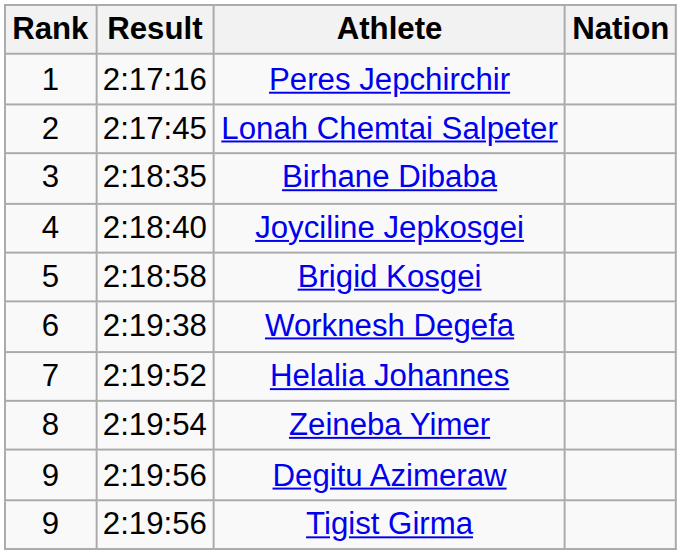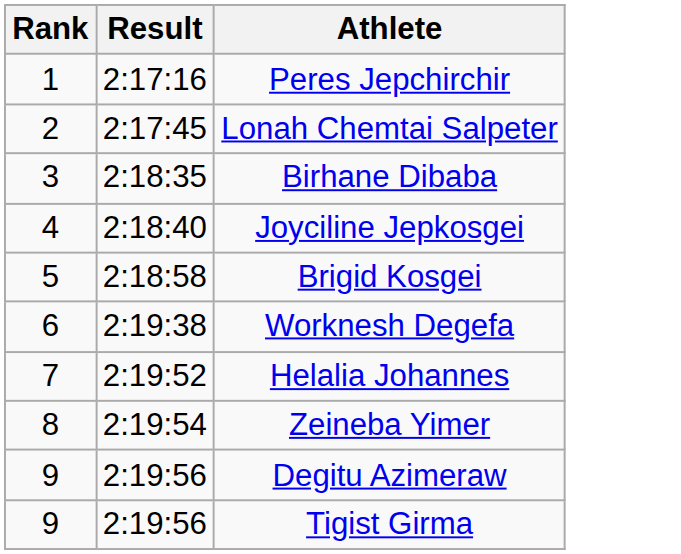- column: (621, 29)
